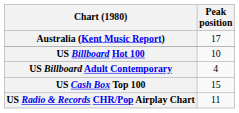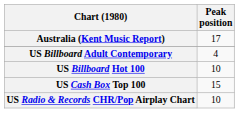rows swapped: (101, 54) <-> (101, 69)
(216, 100) 11 -> (216, 100) 10
